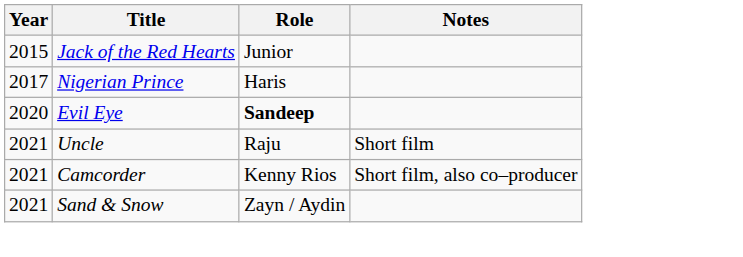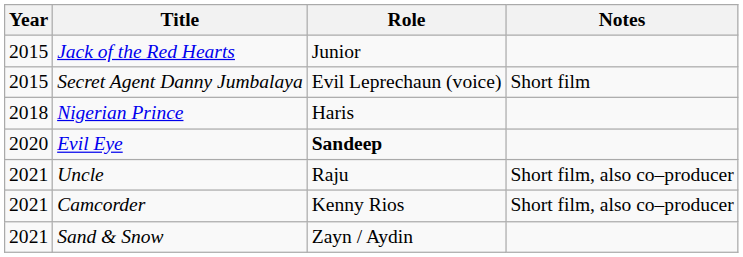+ row: (180, 81)
(29, 81) 2017 -> (29, 112) 2018
(394, 143) Short film -> (622, 174) Short film, also co–producer
